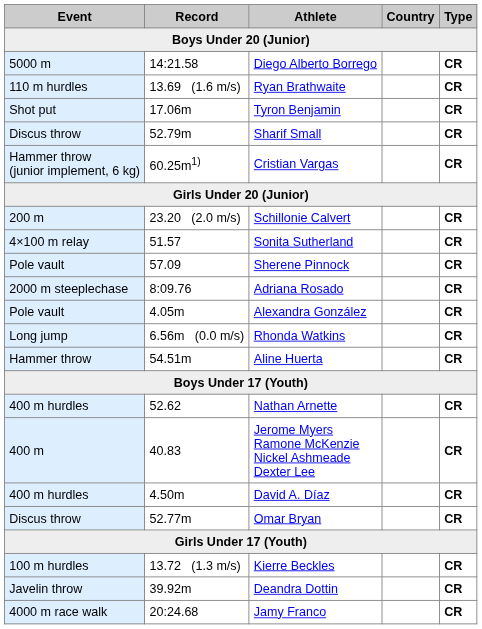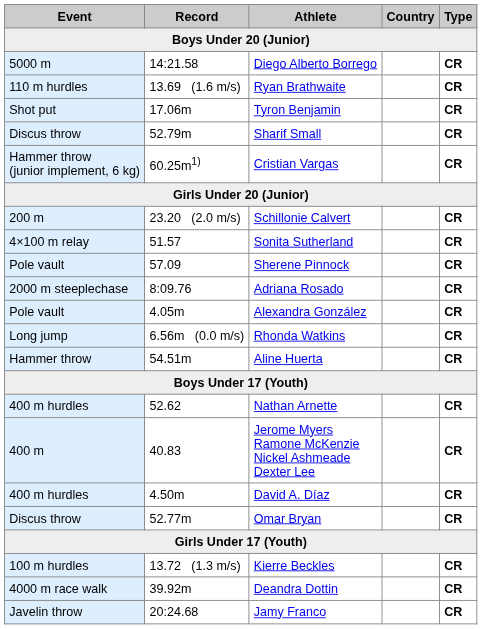(46, 589) Javelin throw -> (58, 589) 4000 m race walk
(58, 612) 4000 m race walk -> (46, 612) Javelin throw
